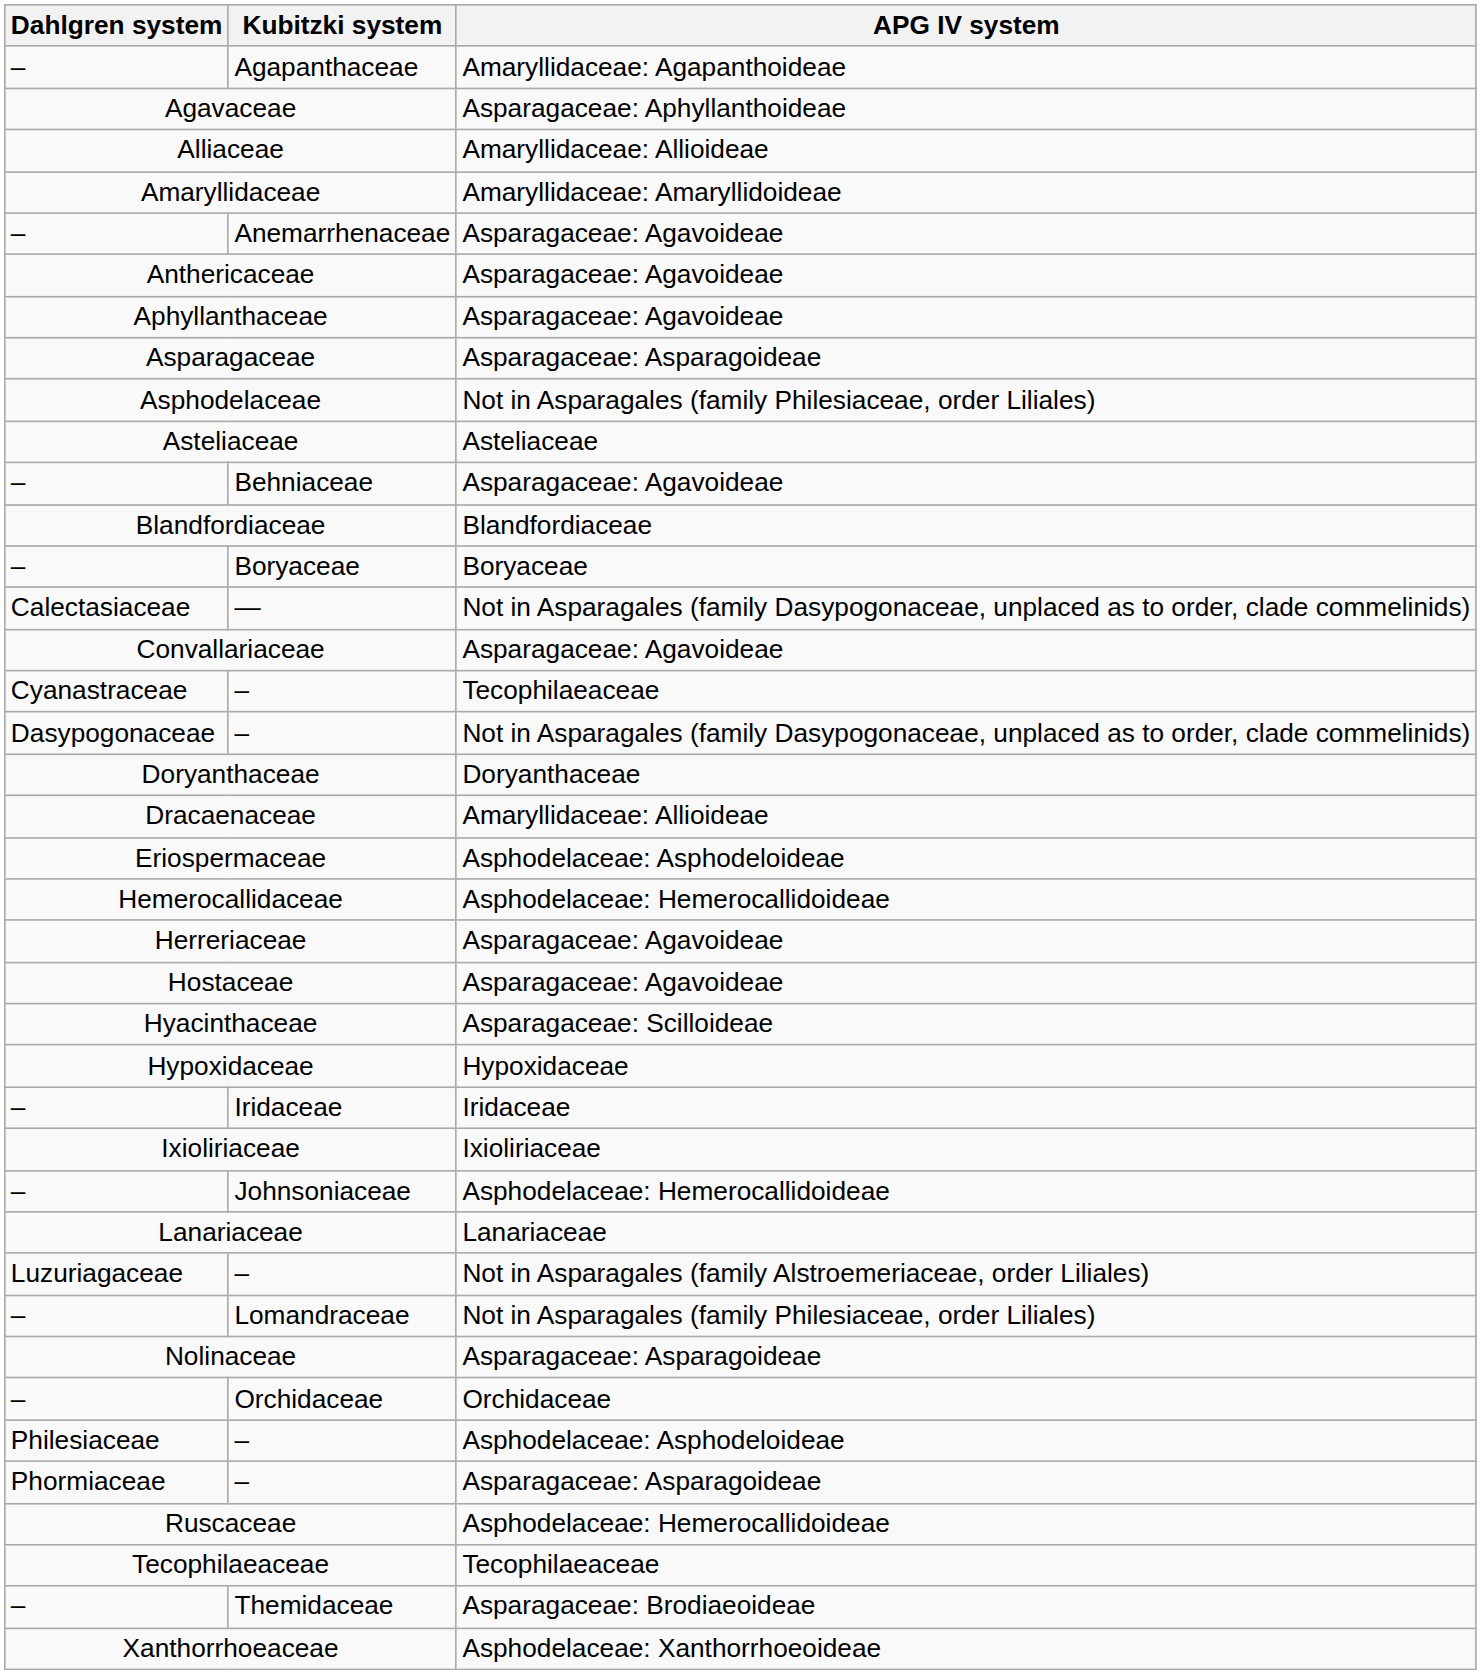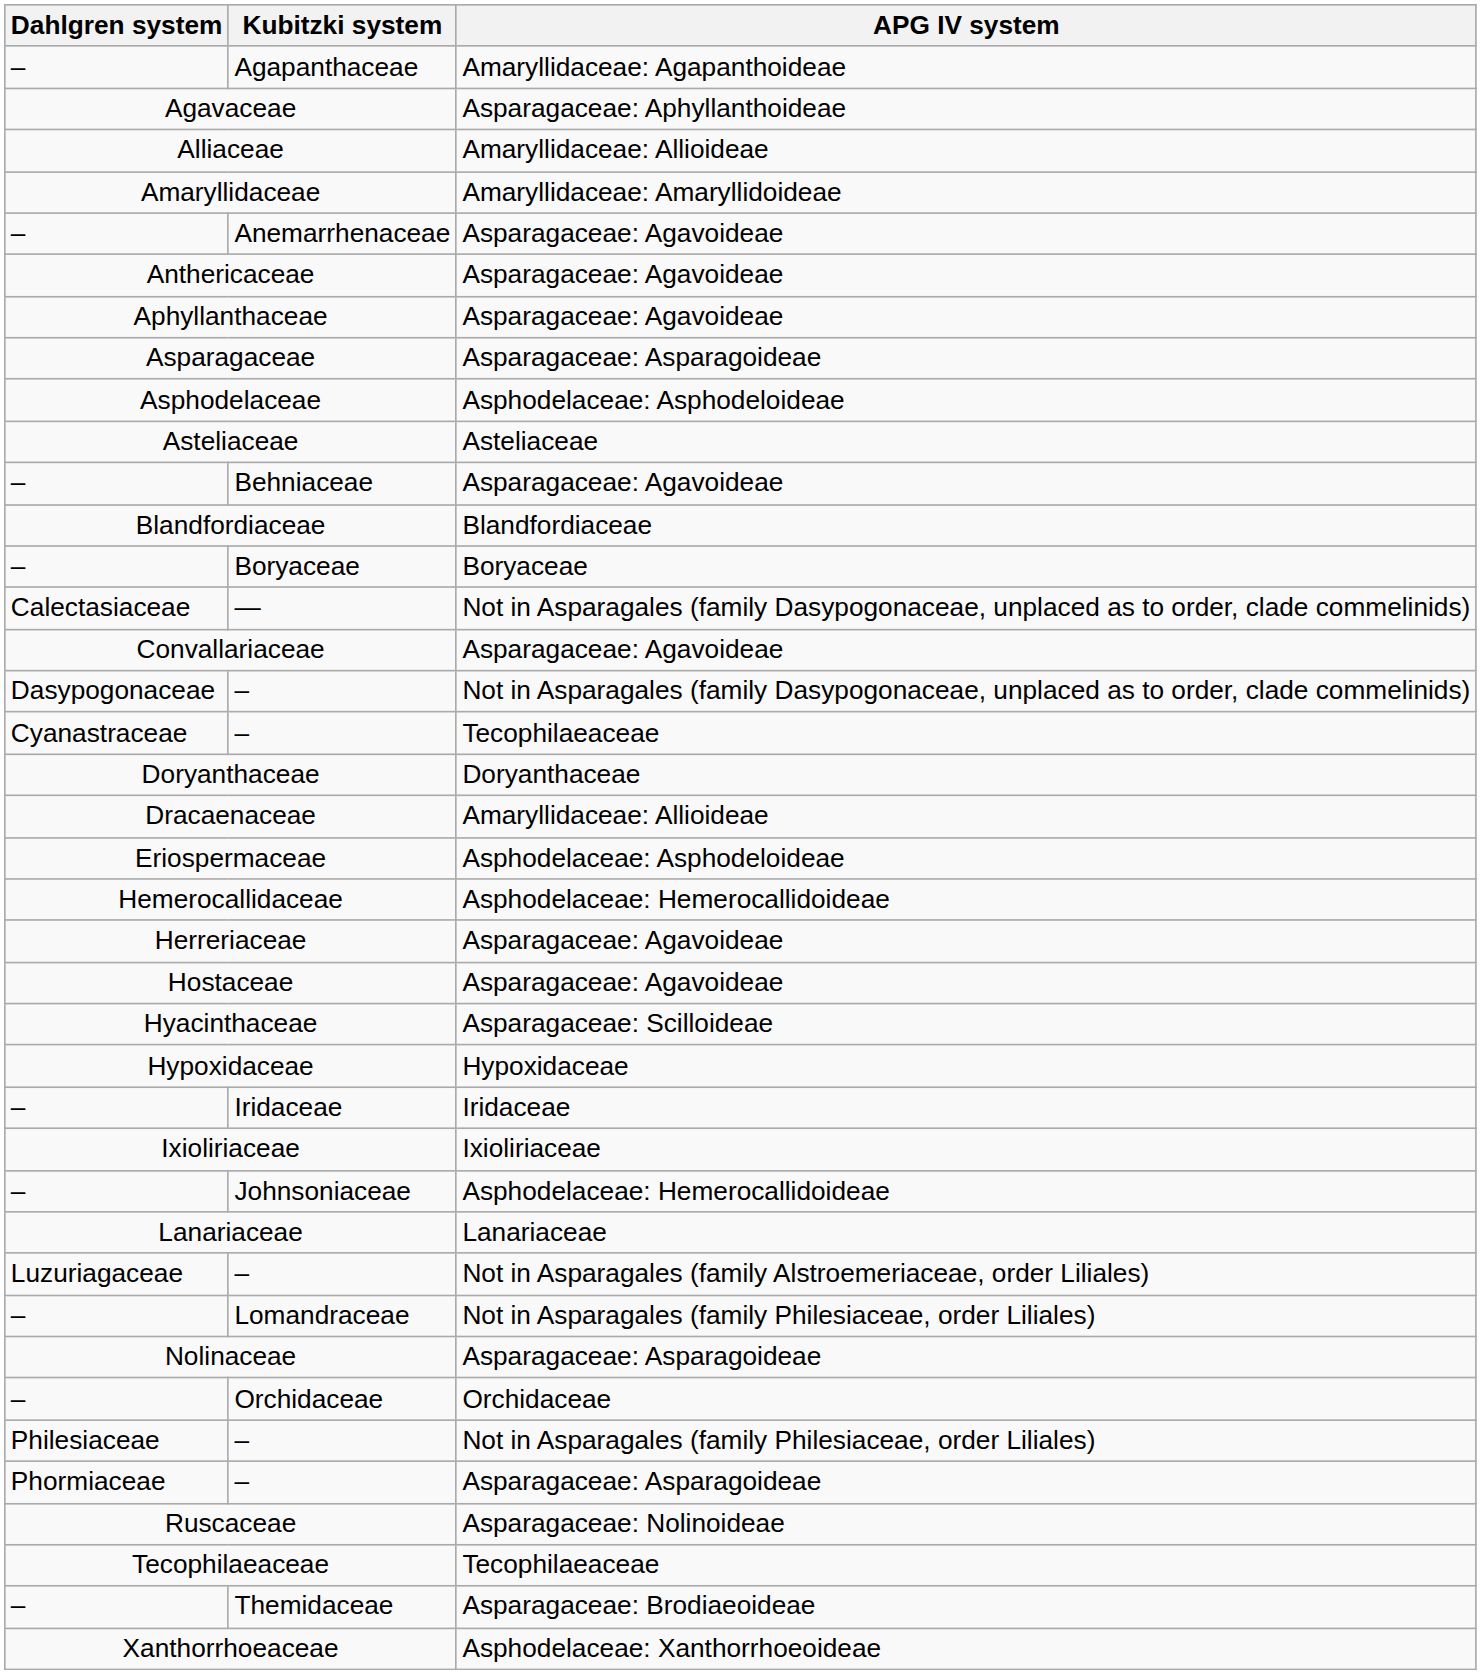(779, 399) Not in Asparagales (family Philesiaceae, order Liliales) -> (654, 399) Asphodelaceae: Asphodeloideae
rows swapped: (99, 691) <-> (113, 732)
(654, 1440) Asphodelaceae: Asphodeloideae -> (779, 1440) Not in Asparagales (family Philesiaceae, order Liliales)
(676, 1523) Asphodelaceae: Hemerocallidoideae -> (624, 1523) Asparagaceae: Nolinoideae
